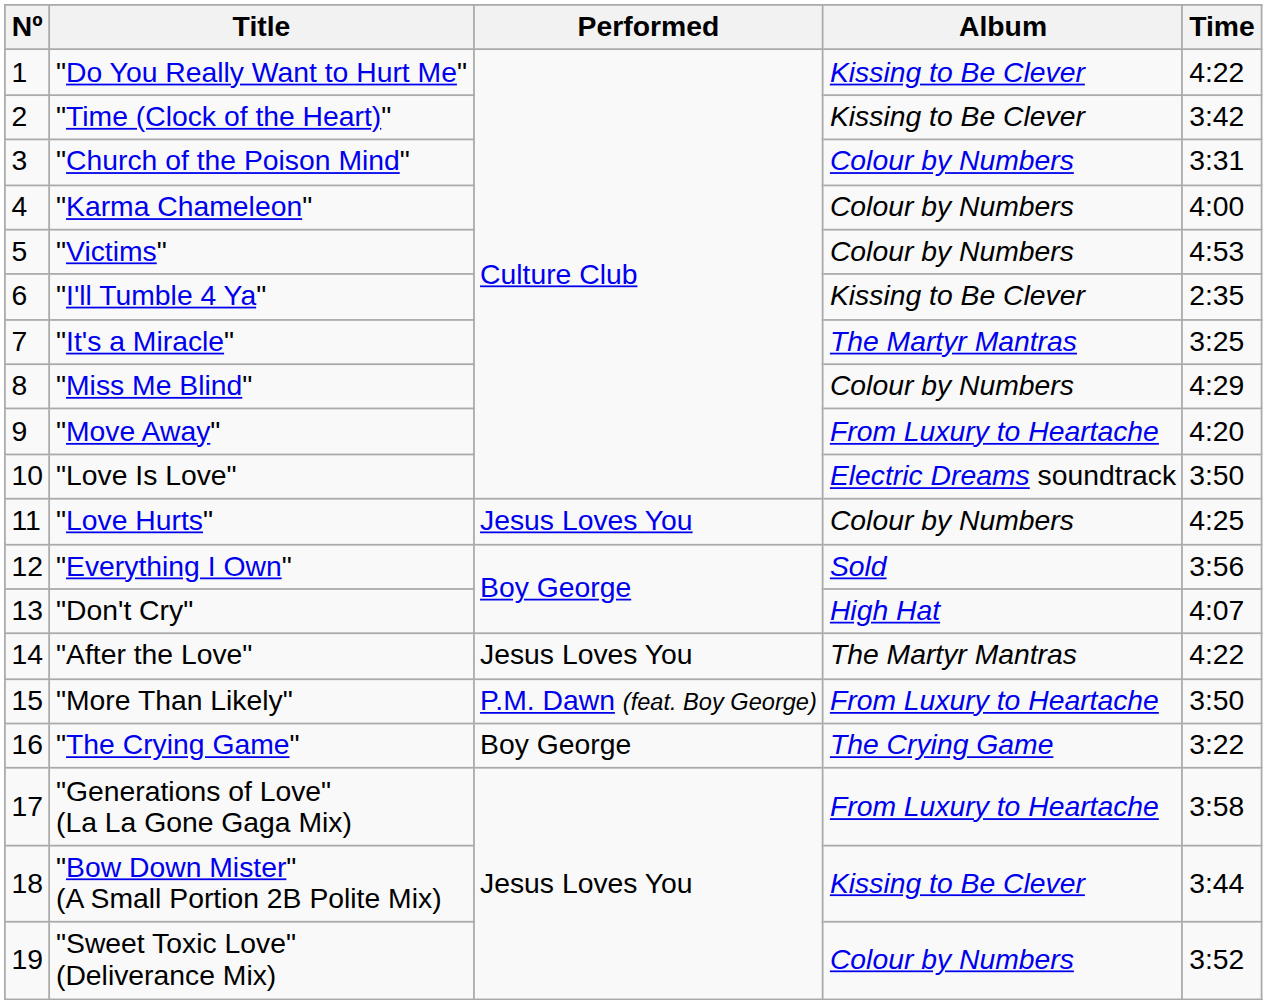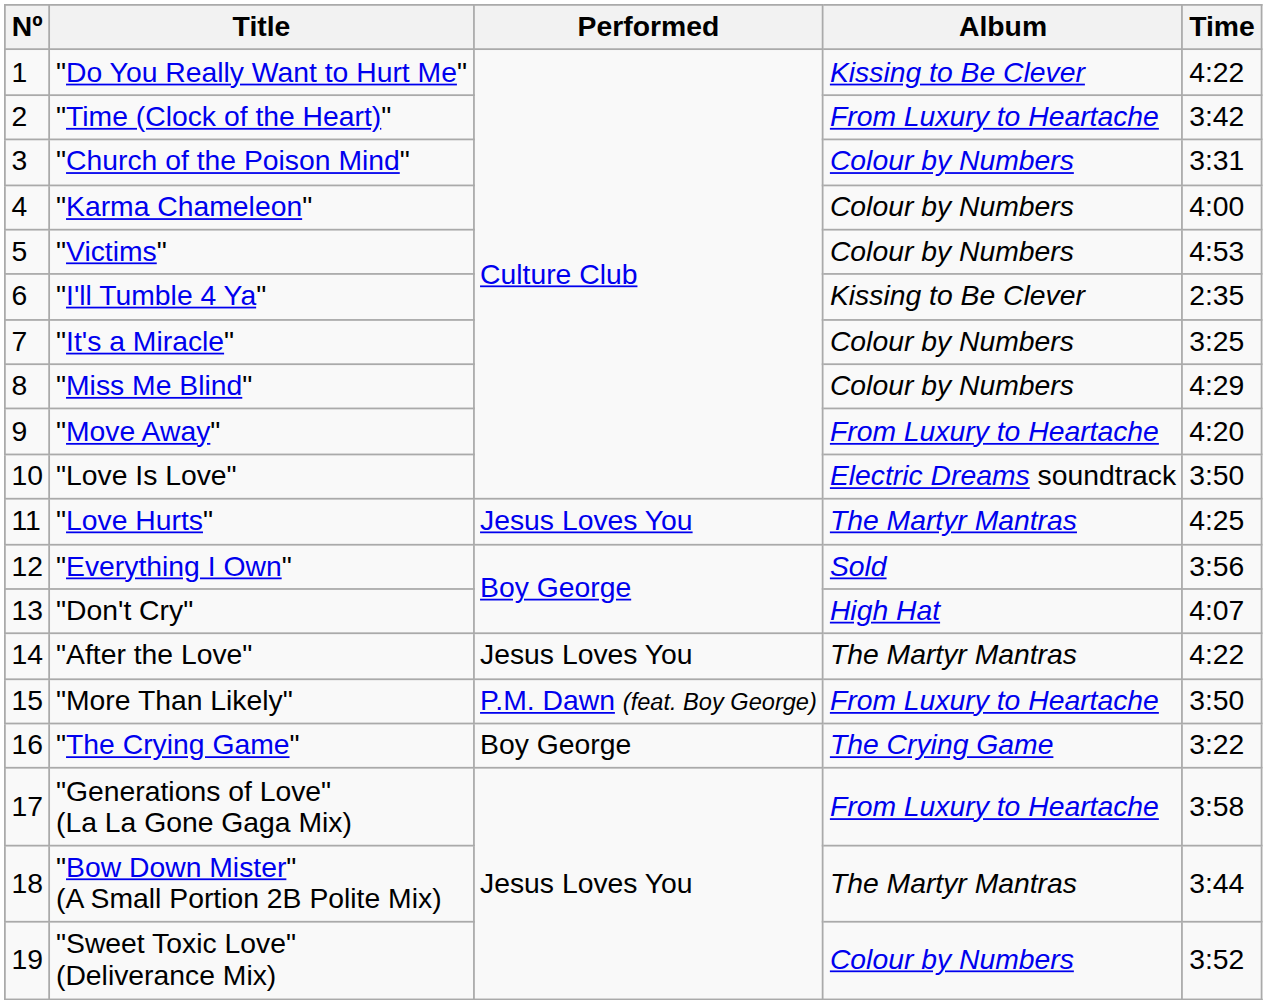(957, 116) Kissing to Be Clever -> (994, 116) From Luxury to Heartache
(953, 341) The Martyr Mantras -> (952, 341) Colour by Numbers
(952, 521) Colour by Numbers -> (953, 521) The Martyr Mantras
(957, 883) Kissing to Be Clever -> (953, 883) The Martyr Mantras
